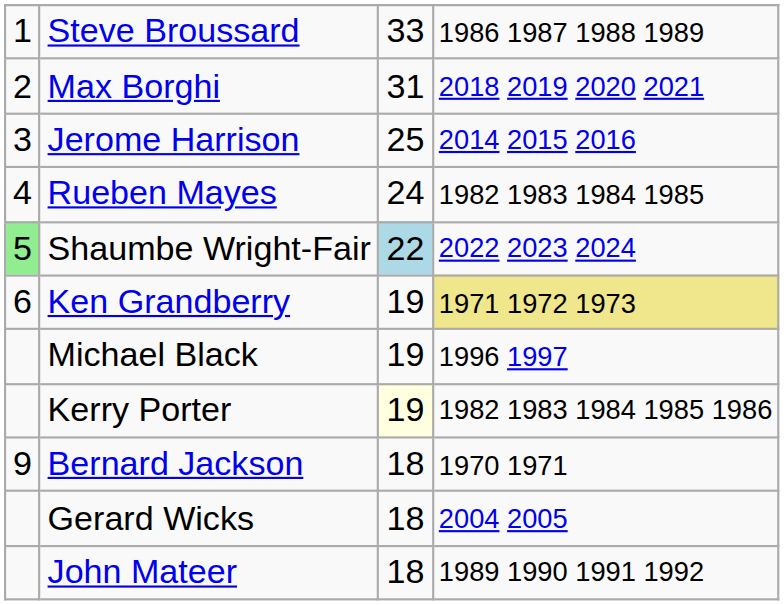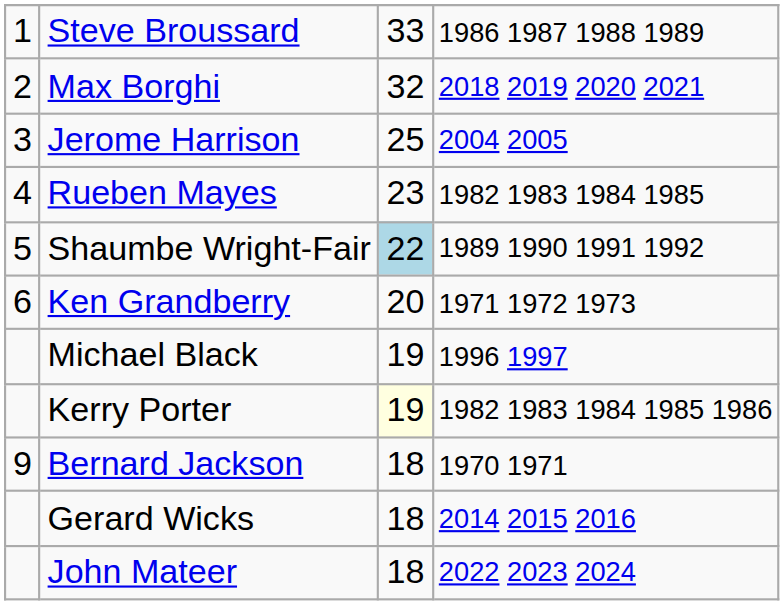(406, 85) 31 -> (406, 85) 32
(537, 140) 2014 2015 2016 -> (503, 140) 2004 2005
(406, 193) 24 -> (406, 193) 23
(22, 247) lightgreen background -> (22, 247) no background
(537, 248) 2022 2023 2024 -> (571, 248) 1989 1990 1991 1992
(406, 301) 19 -> (406, 301) 20
(537, 302) khaki background -> (537, 302) no background
(503, 519) 2004 2005 -> (537, 519) 2014 2015 2016
(571, 573) 1989 1990 1991 1992 -> (537, 573) 2022 2023 2024
